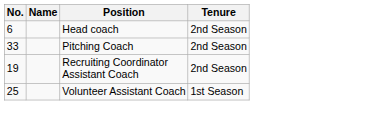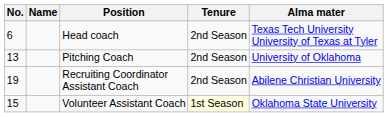+ column: (316, 12)
(13, 46) 33 -> (13, 58) 13
(13, 91) 25 -> (13, 103) 15
(217, 91) no background -> (217, 103) lightyellow background
